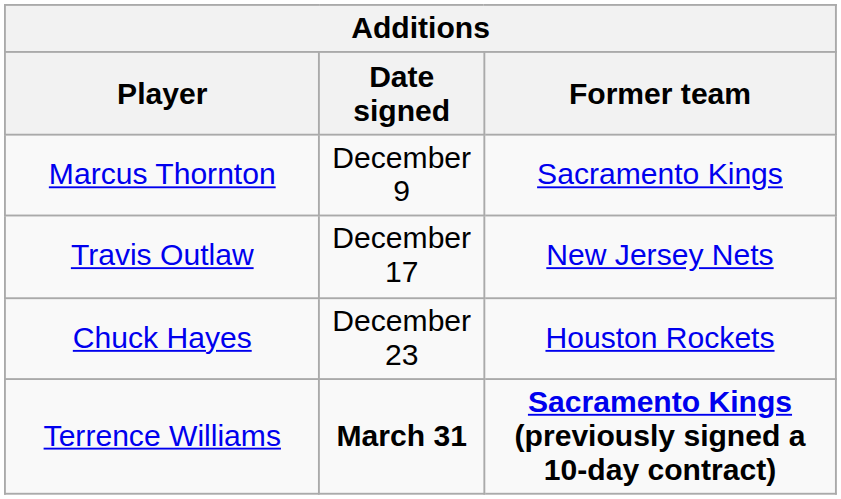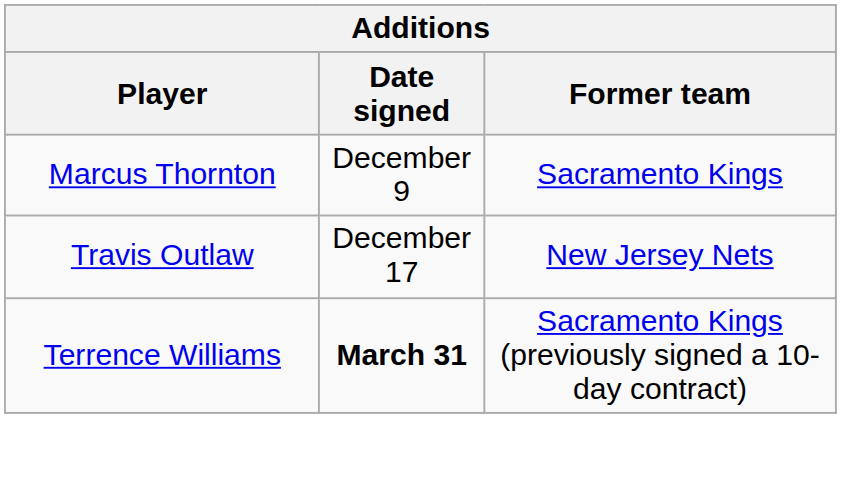- row: (162, 337)
(660, 436) bold -> (660, 354) normal
